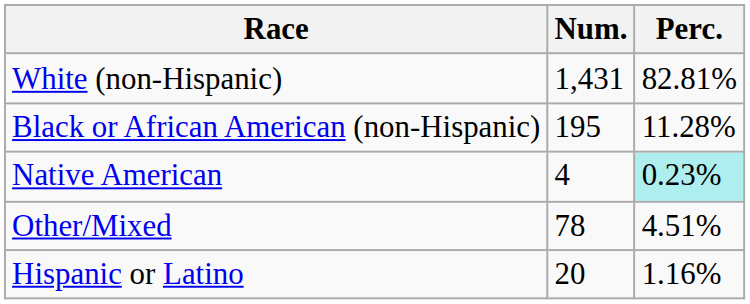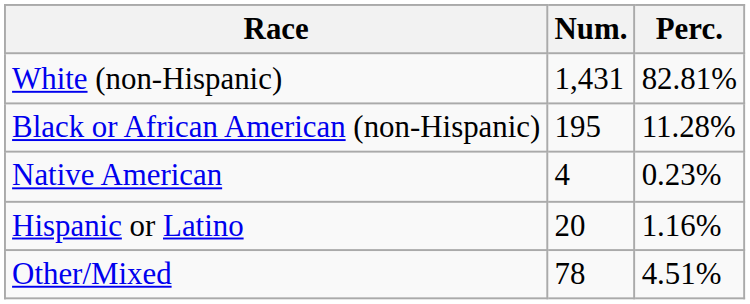(682, 175) paleturquoise background -> (682, 175) no background
rows swapped: (92, 224) <-> (128, 273)
